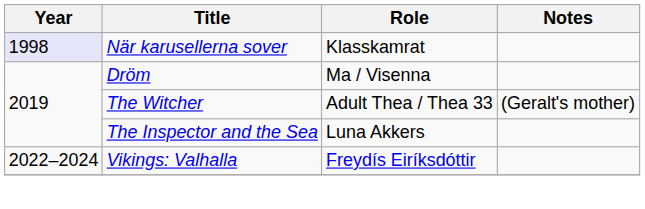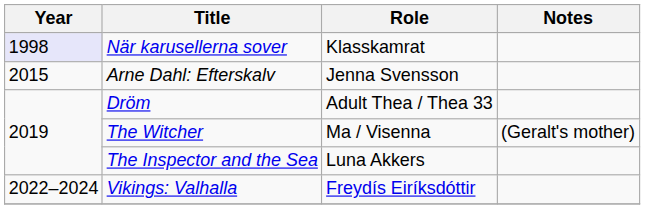+ row: (191, 75)
(378, 75) Ma / Visenna -> (409, 103) Adult Thea / Thea 33
(409, 103) Adult Thea / Thea 33 -> (378, 132) Ma / Visenna
